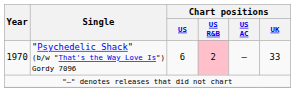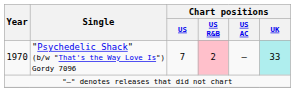(182, 57) 6 -> (182, 57) 7
(275, 57) no background -> (275, 57) paleturquoise background
